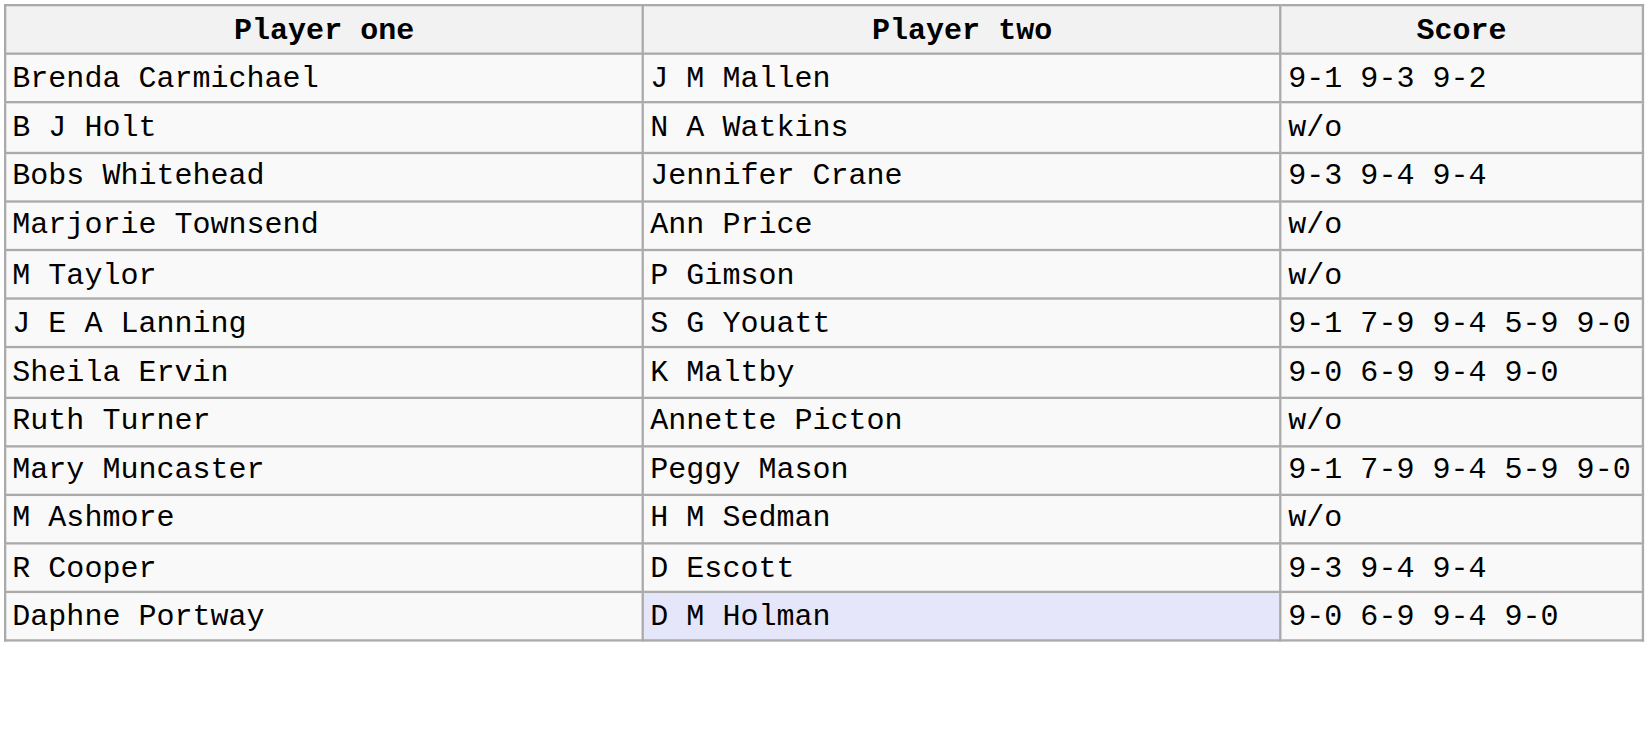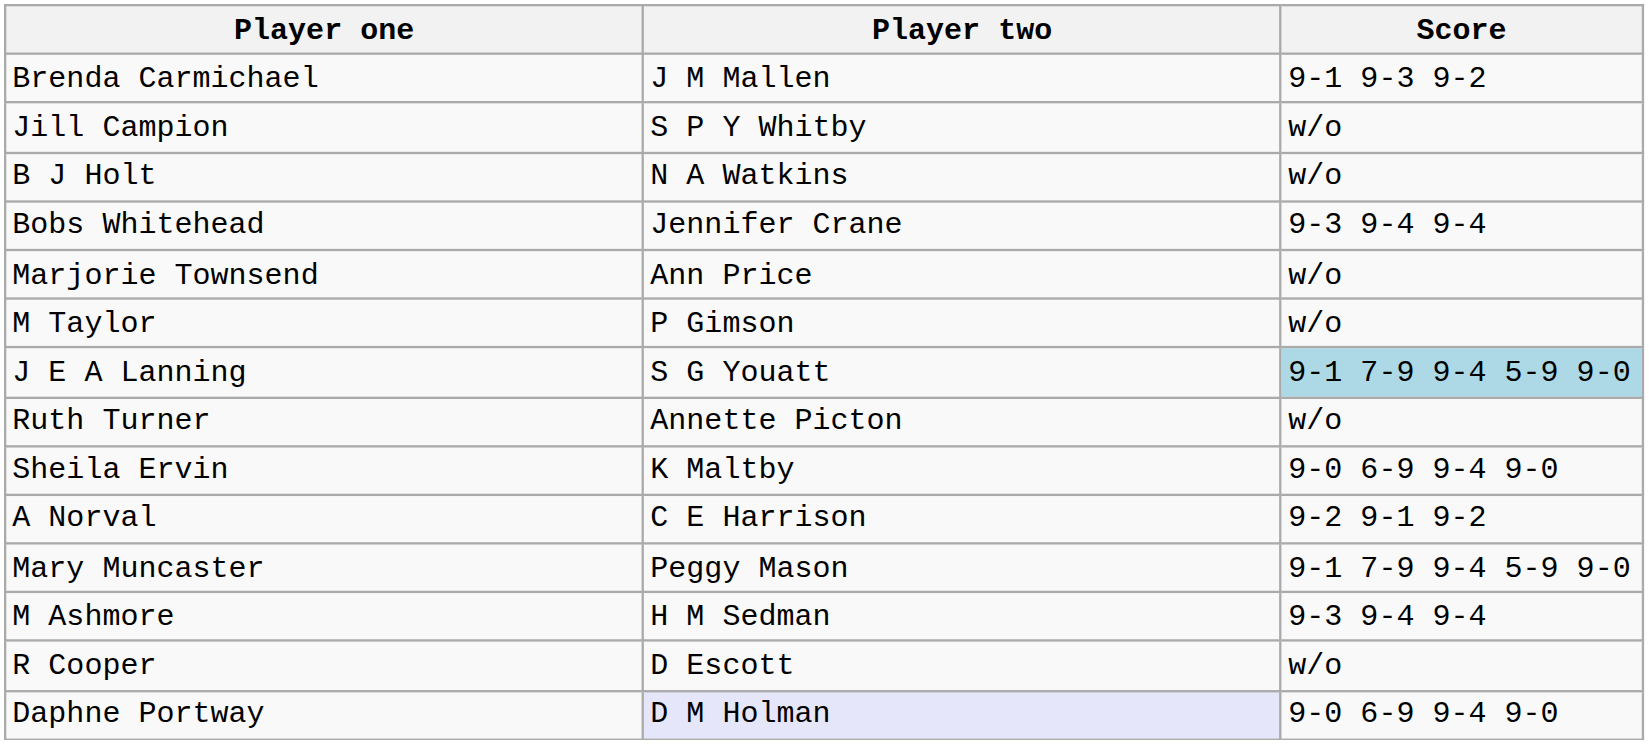+ row: (120, 128)
(1459, 323) no background -> (1459, 372) lightblue background
rows swapped: (111, 421) <-> (120, 372)
+ row: (84, 519)
(1315, 519) w/o -> (1387, 617) 9-3 9-4 9-4
(1387, 568) 9-3 9-4 9-4 -> (1315, 666) w/o
